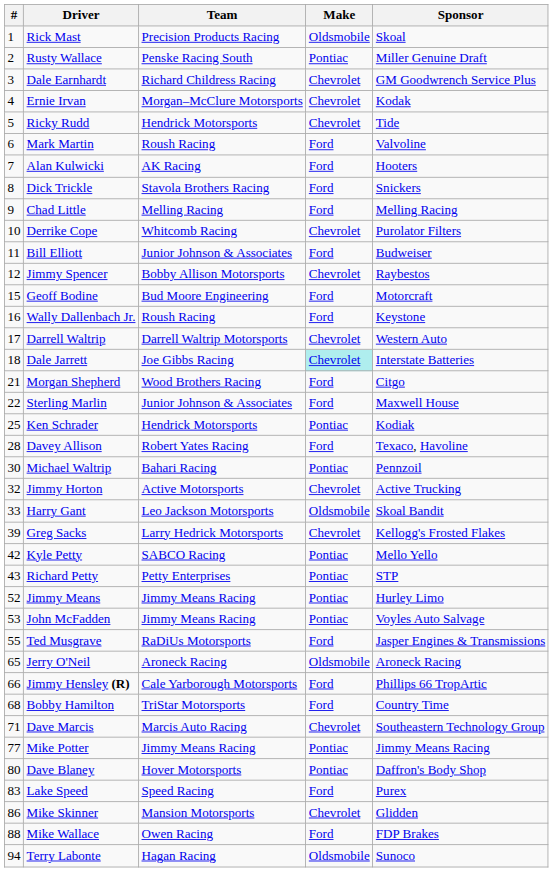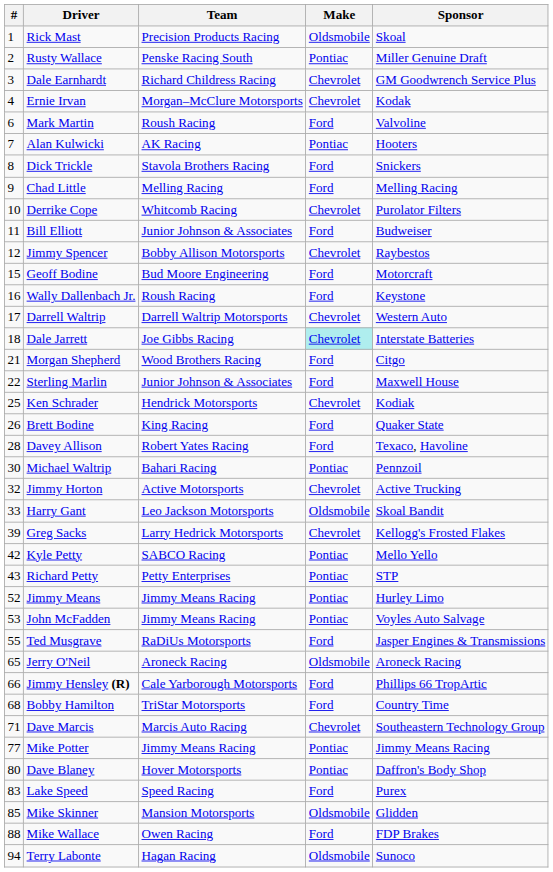- row: (58, 123)
(321, 166) Ford -> (328, 144) Pontiac
(328, 424) Pontiac -> (335, 403) Chevrolet
+ row: (60, 424)
(14, 812) 86 -> (14, 812) 85
(335, 812) Chevrolet -> (339, 812) Oldsmobile
